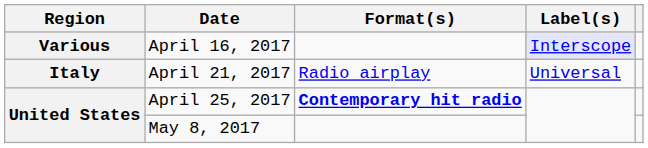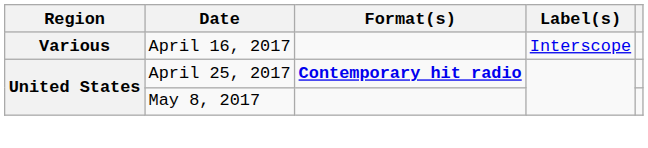(580, 46) lavender background -> (580, 46) no background
- row: (220, 74)
